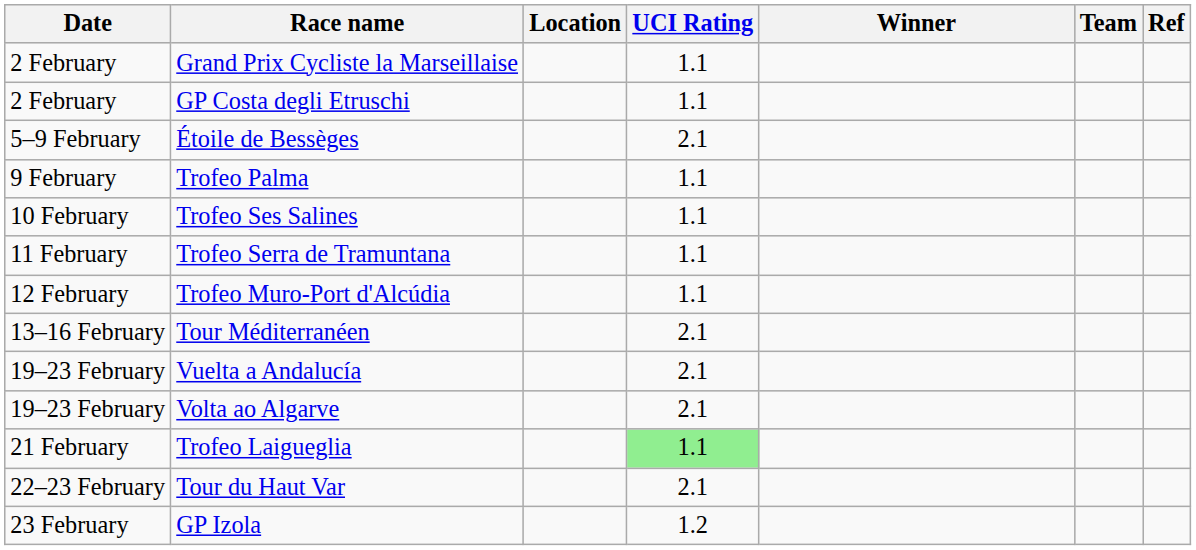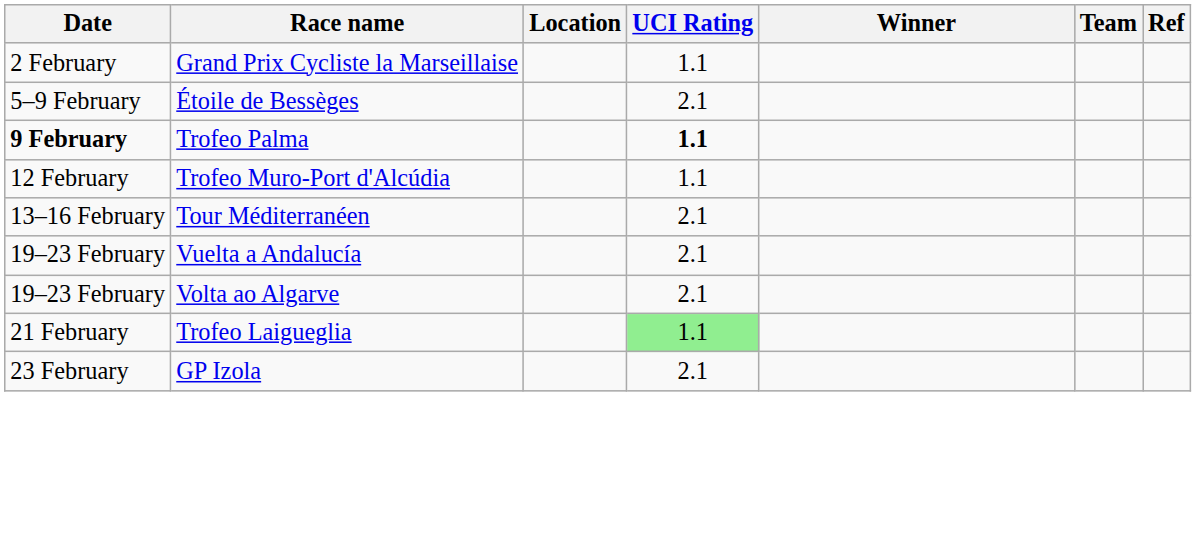- row: (293, 100)
(63, 178) normal -> (69, 139) bold
(693, 178) normal -> (693, 139) bold
- row: (267, 216)
- row: (313, 255)
- row: (261, 486)
(693, 525) 1.2 -> (693, 370) 2.1
